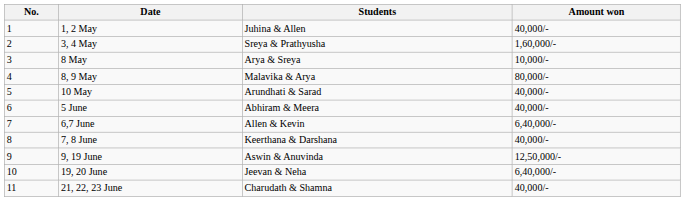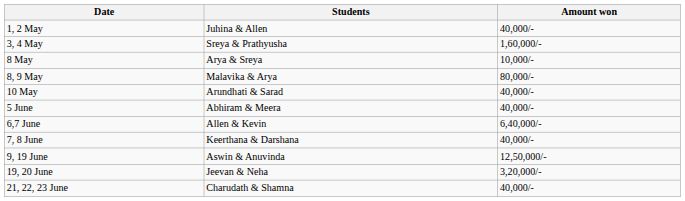- column: (31, 12)
(535, 172) 6,40,000/- -> (521, 172) 3,20,000/-
